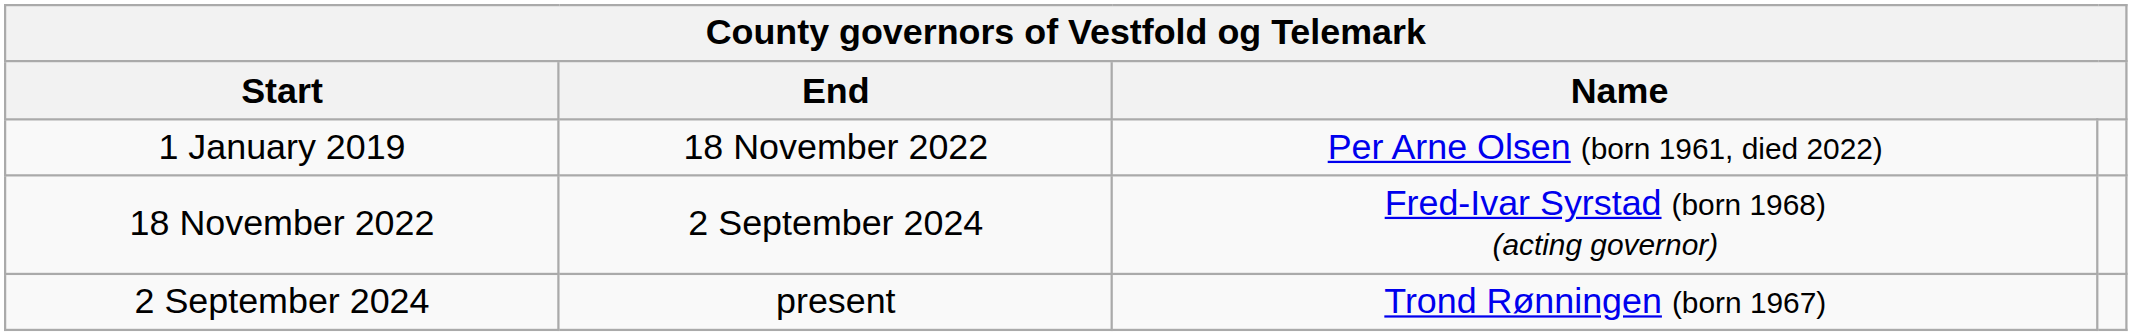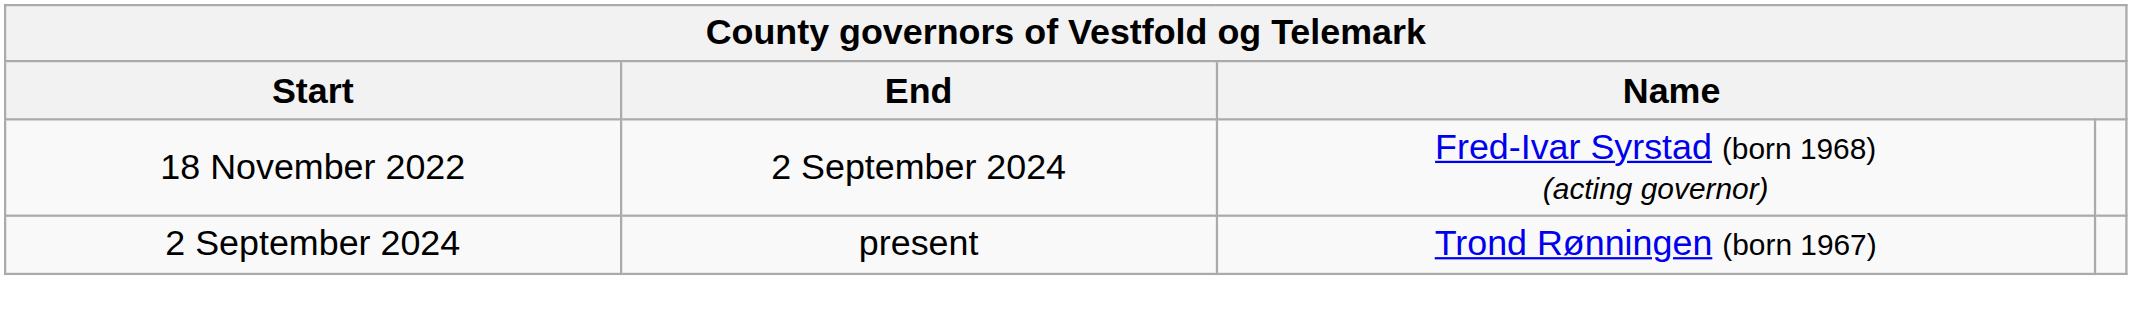- row: (282, 146)
